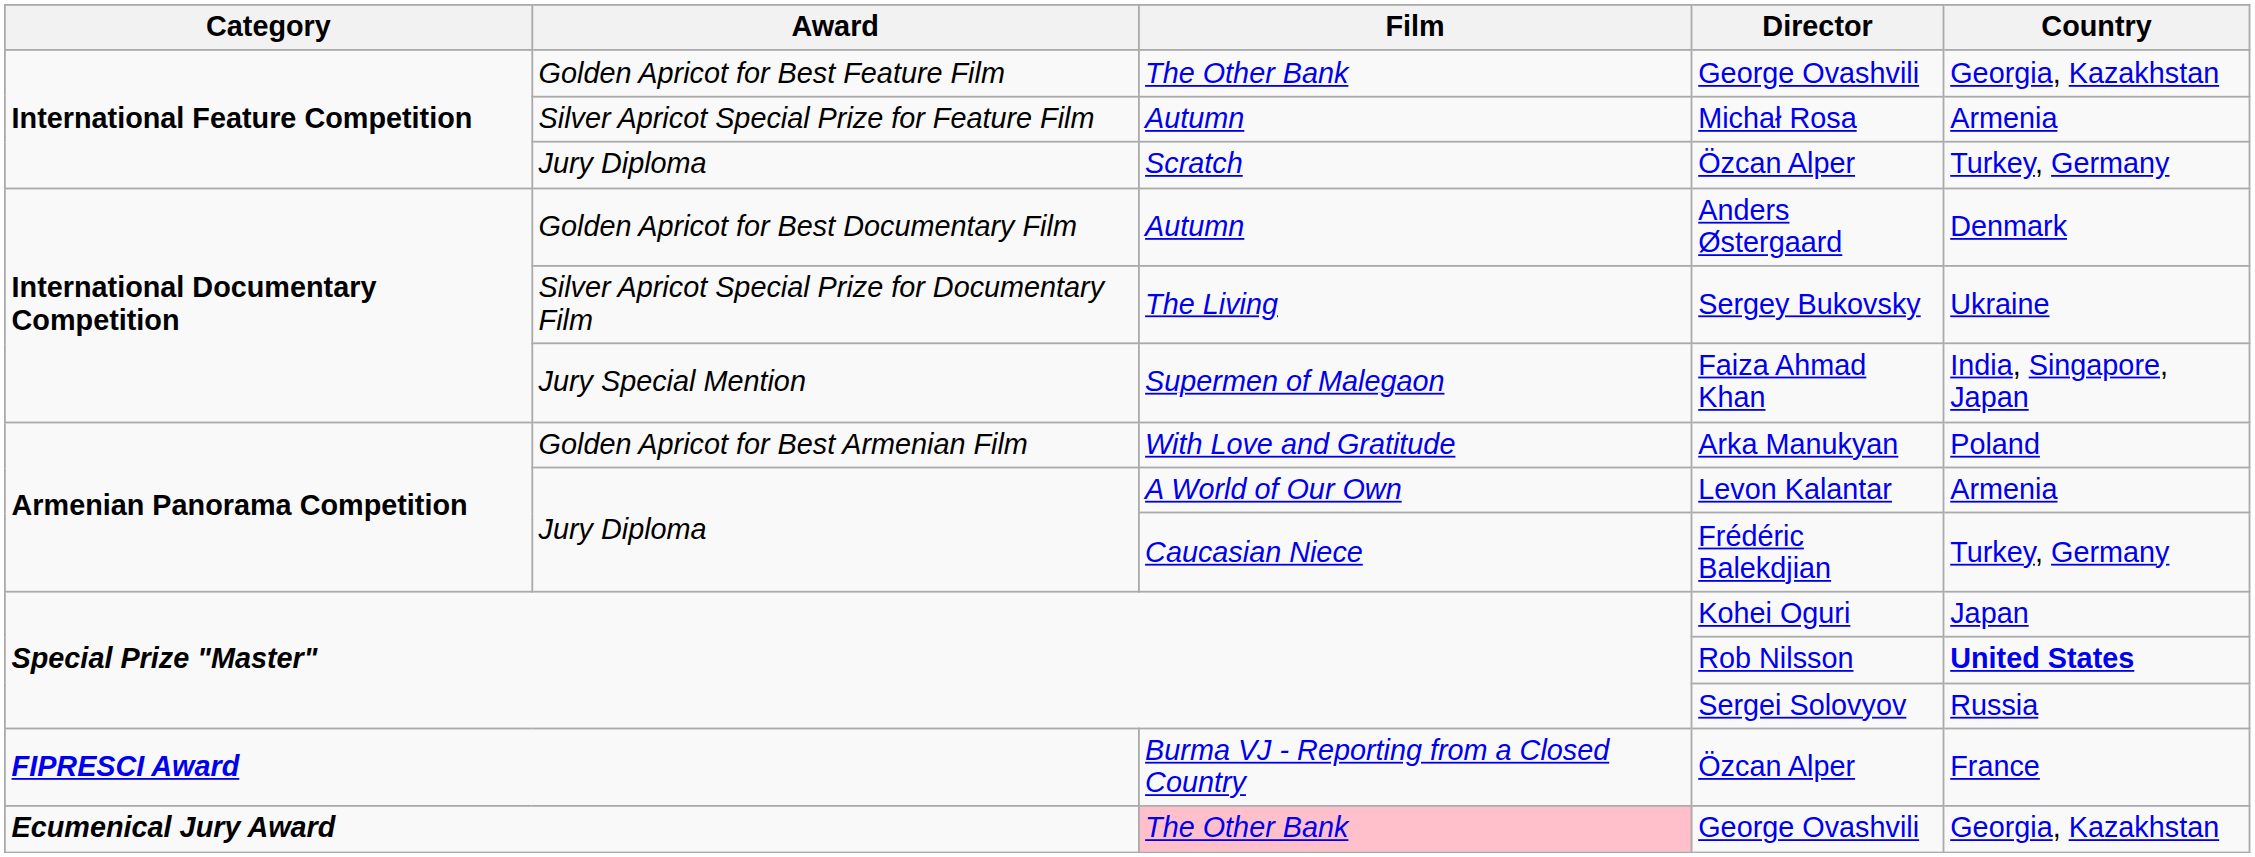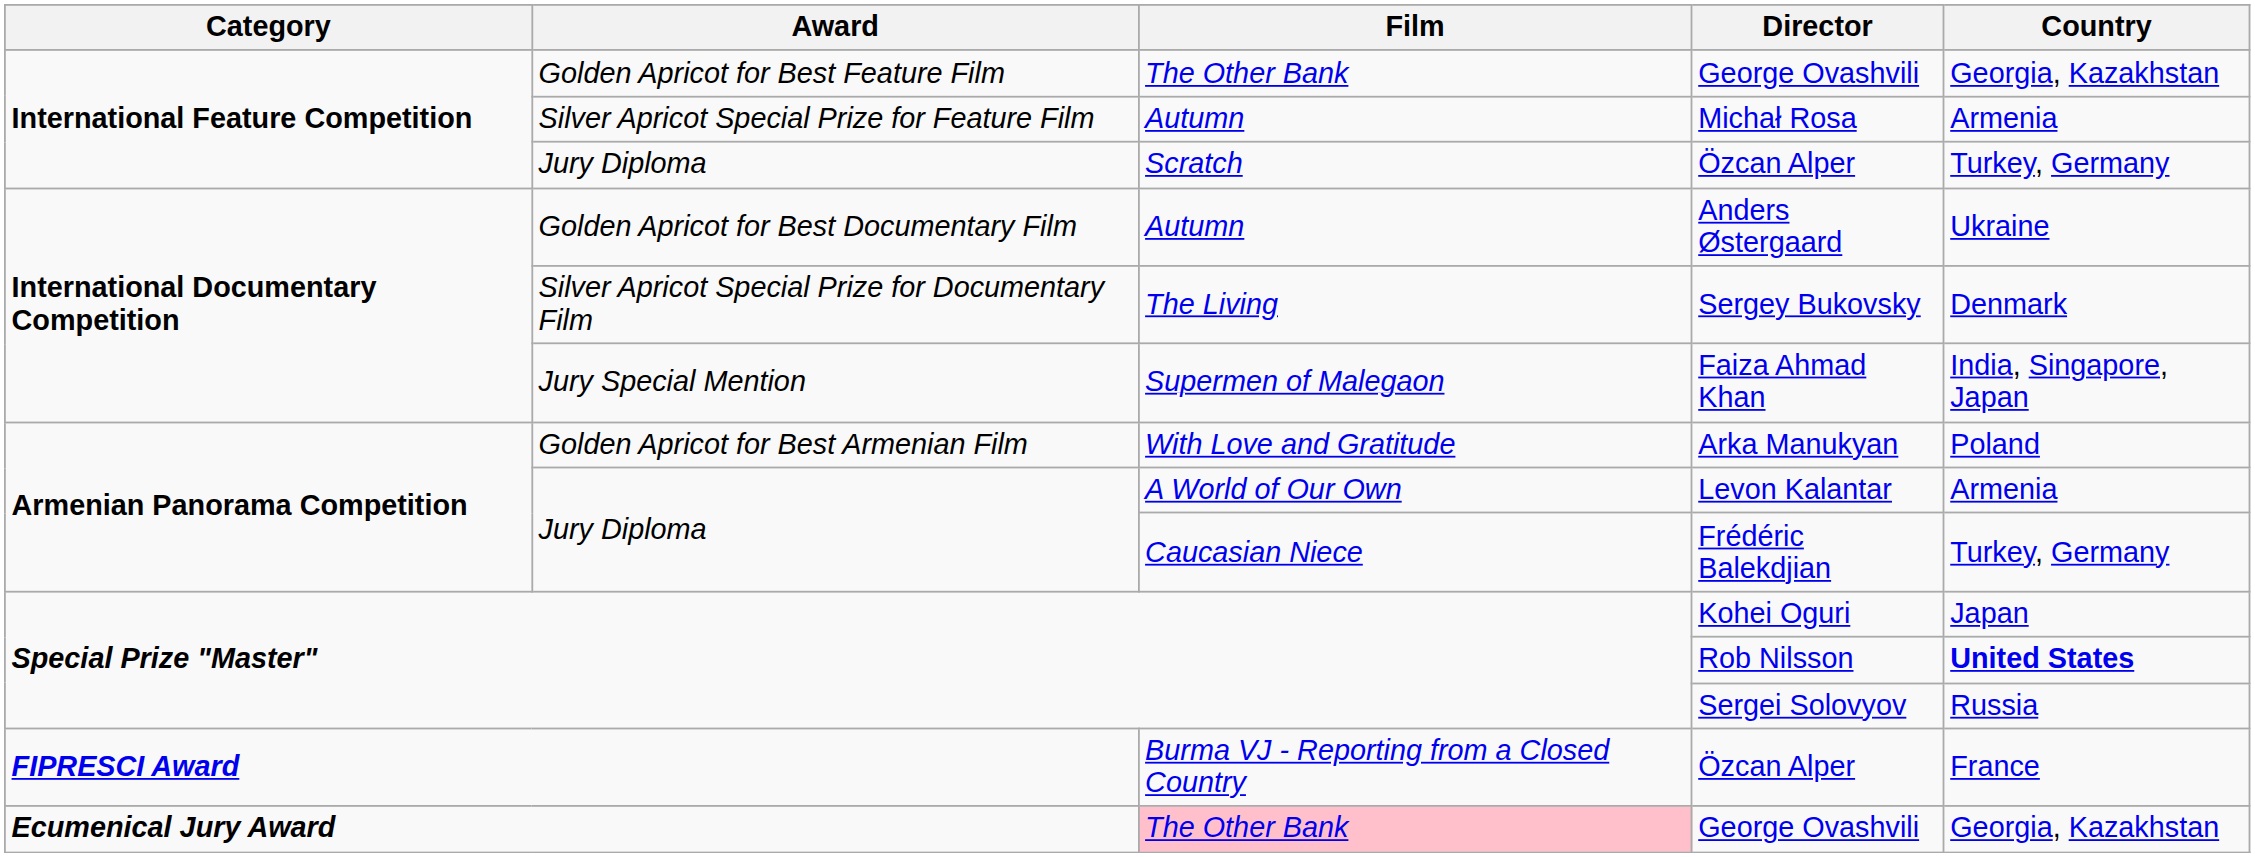(2009, 226) Denmark -> (2000, 226) Ukraine
(2000, 304) Ukraine -> (2009, 304) Denmark
